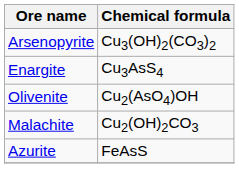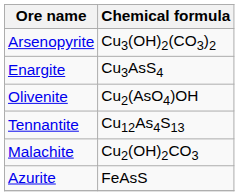+ row: (43, 124)
